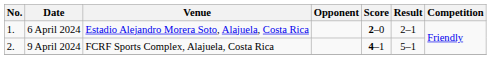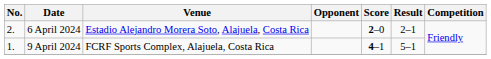(11, 29) 1. -> (11, 29) 2.
(11, 46) 2. -> (11, 46) 1.
